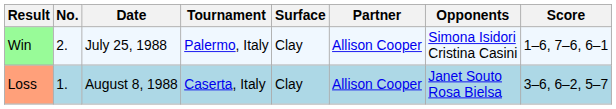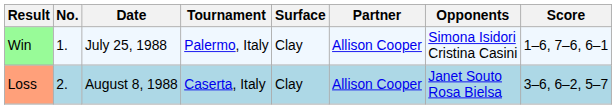(62, 45) 2. -> (62, 45) 1.
(62, 84) 1. -> (62, 84) 2.
